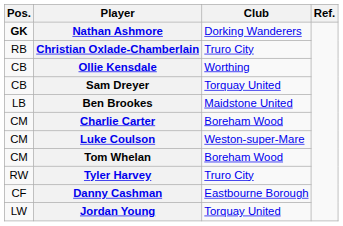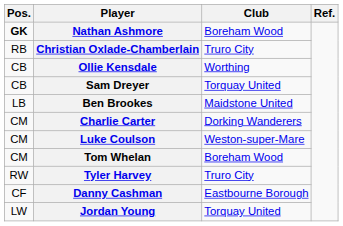(253, 31) Dorking Wanderers -> (244, 31) Boreham Wood
(244, 121) Boreham Wood -> (253, 121) Dorking Wanderers
